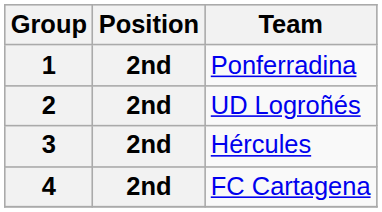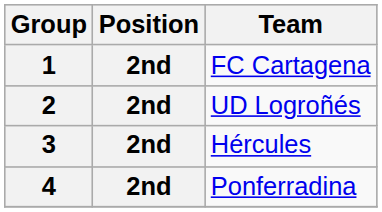(284, 65) Ponferradina -> (291, 65) FC Cartagena
(291, 186) FC Cartagena -> (284, 186) Ponferradina
